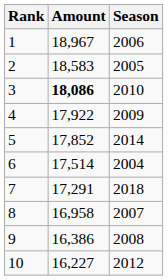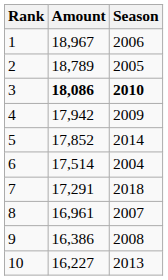(73, 66) 18,583 -> (73, 66) 18,789
(128, 90) normal -> (128, 90) bold
(73, 115) 17,922 -> (73, 115) 17,942
(73, 213) 16,958 -> (73, 213) 16,961
(128, 262) 2012 -> (128, 262) 2013
